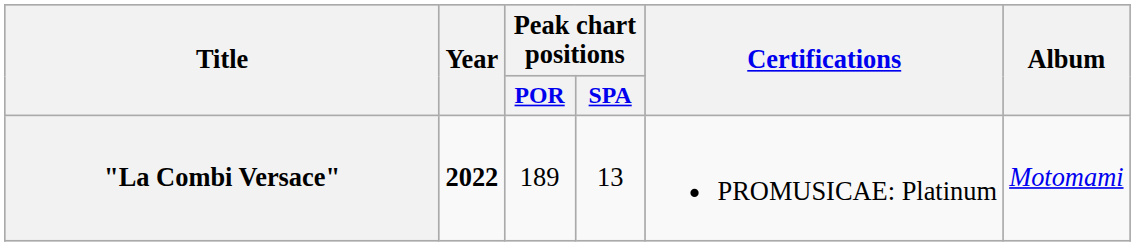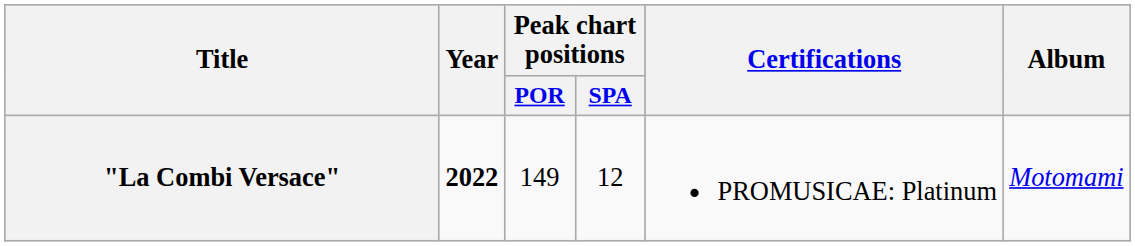(540, 177) 189 -> (540, 177) 149
(610, 177) 13 -> (610, 177) 12
